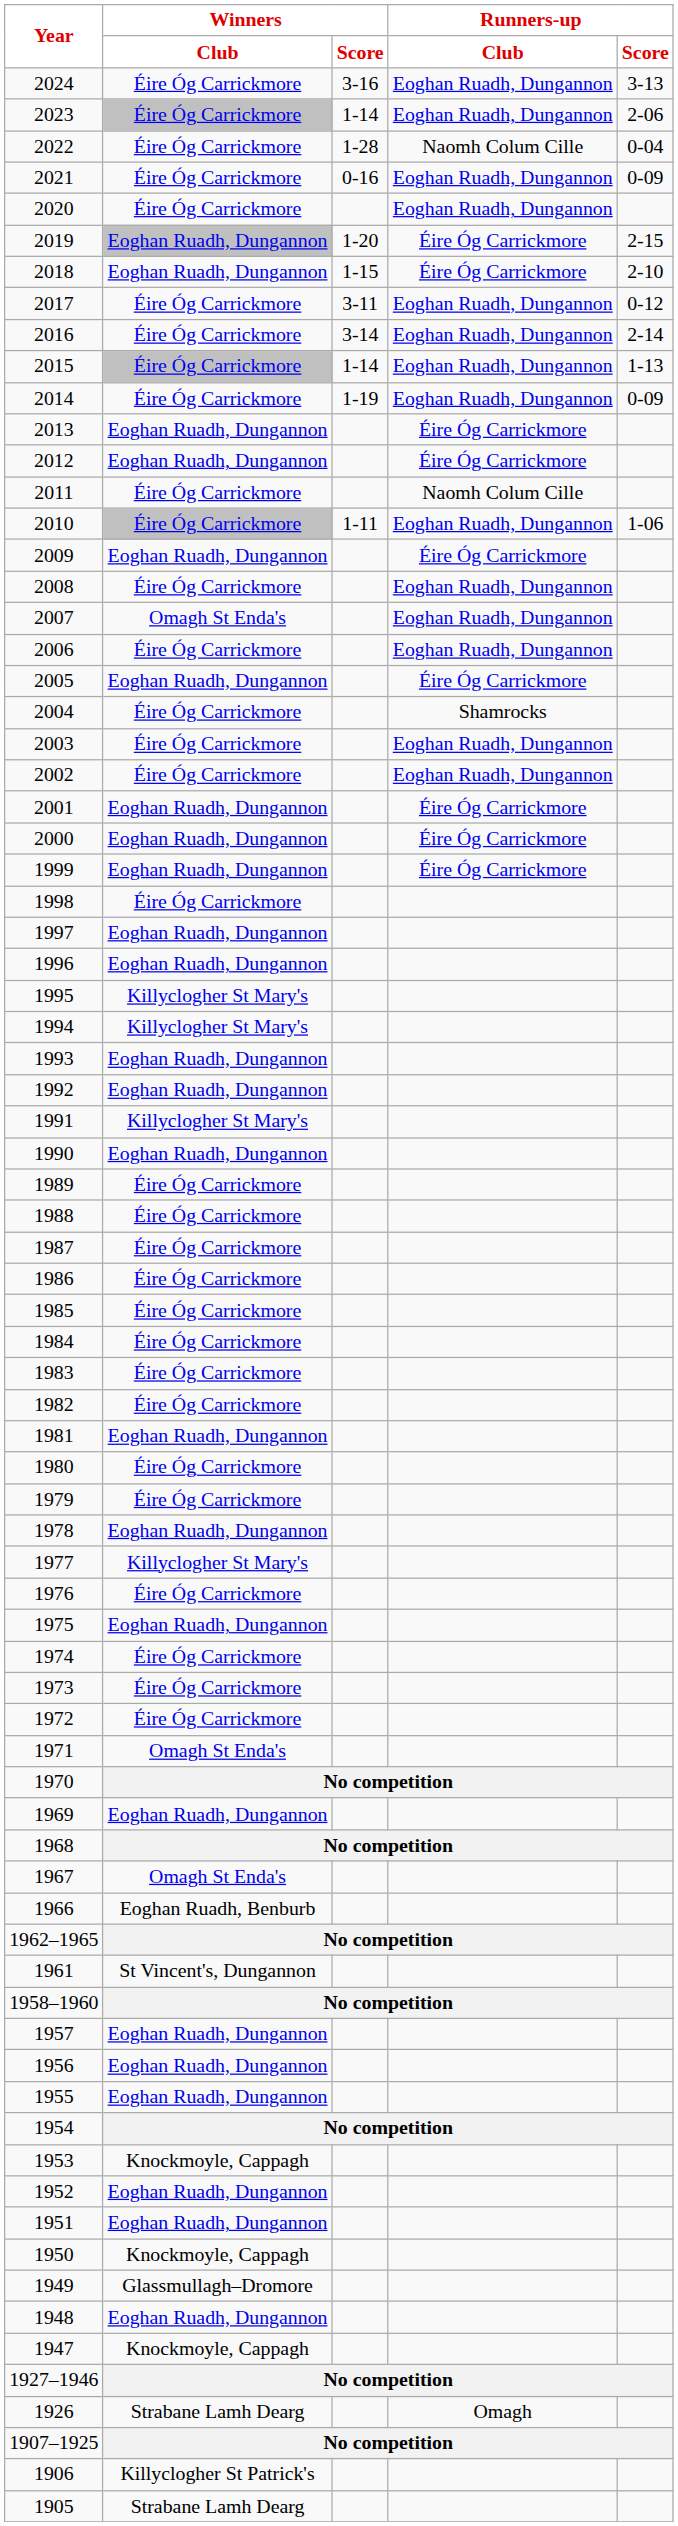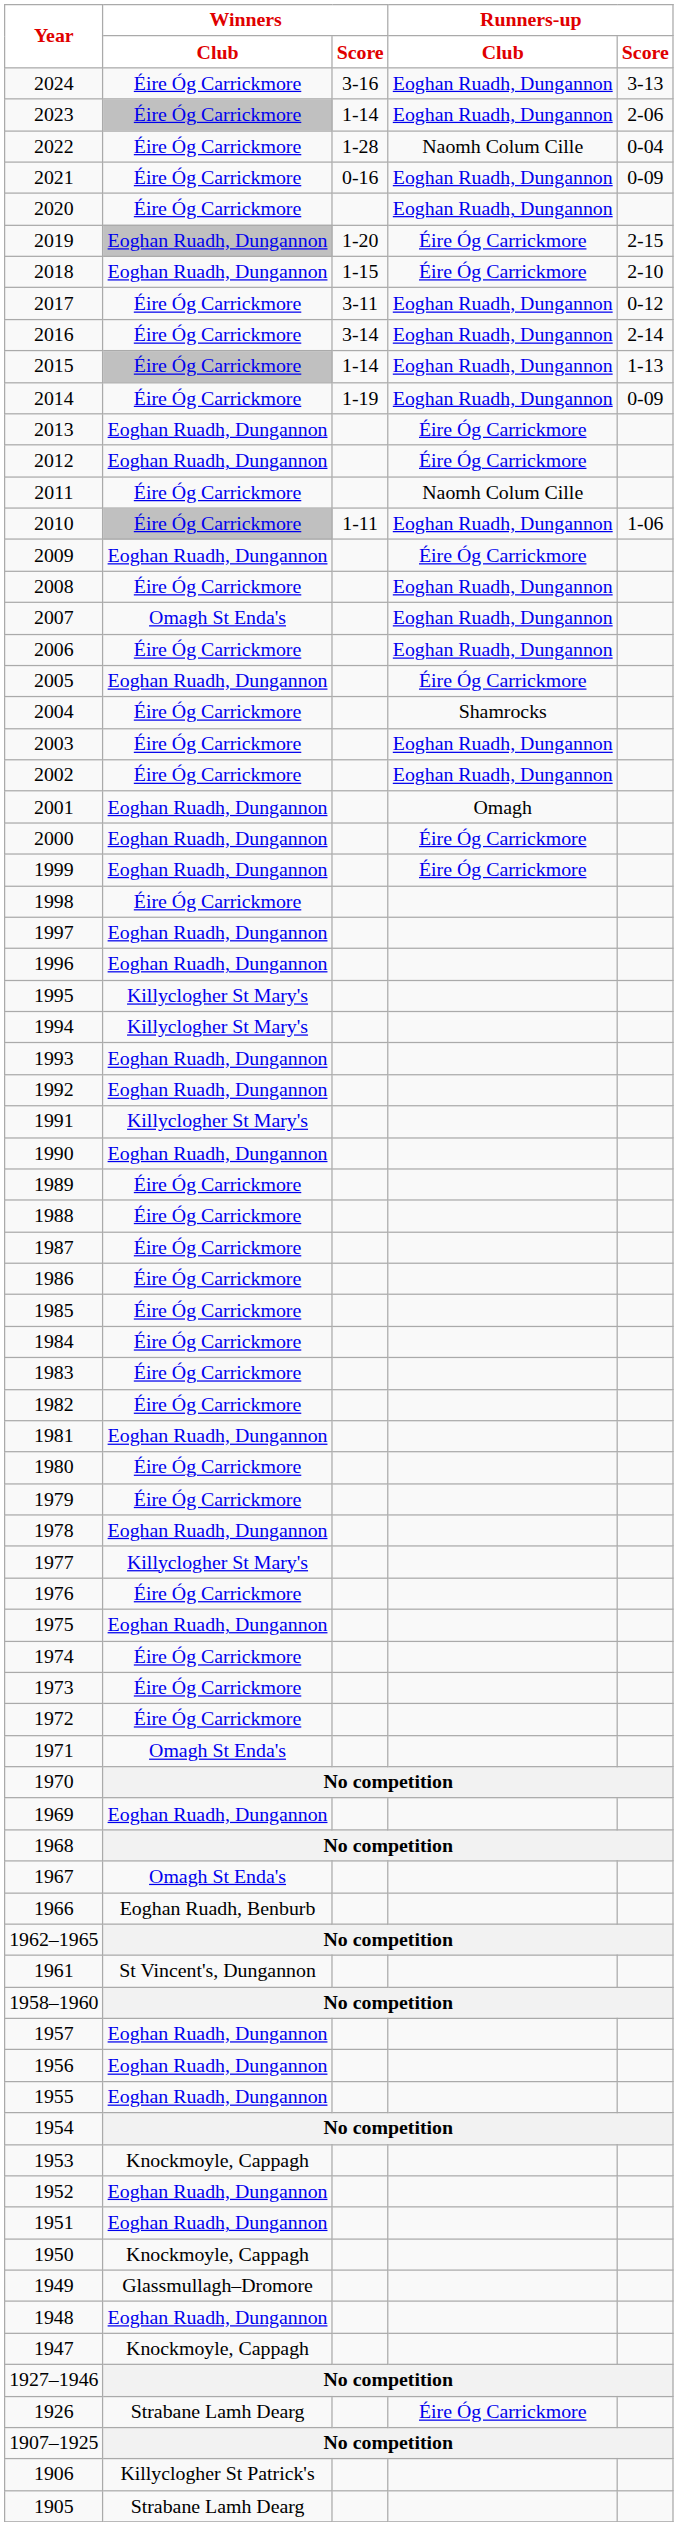(503, 806) Éire Óg Carrickmore -> (503, 806) Omagh
(503, 2411) Omagh -> (503, 2411) Éire Óg Carrickmore
